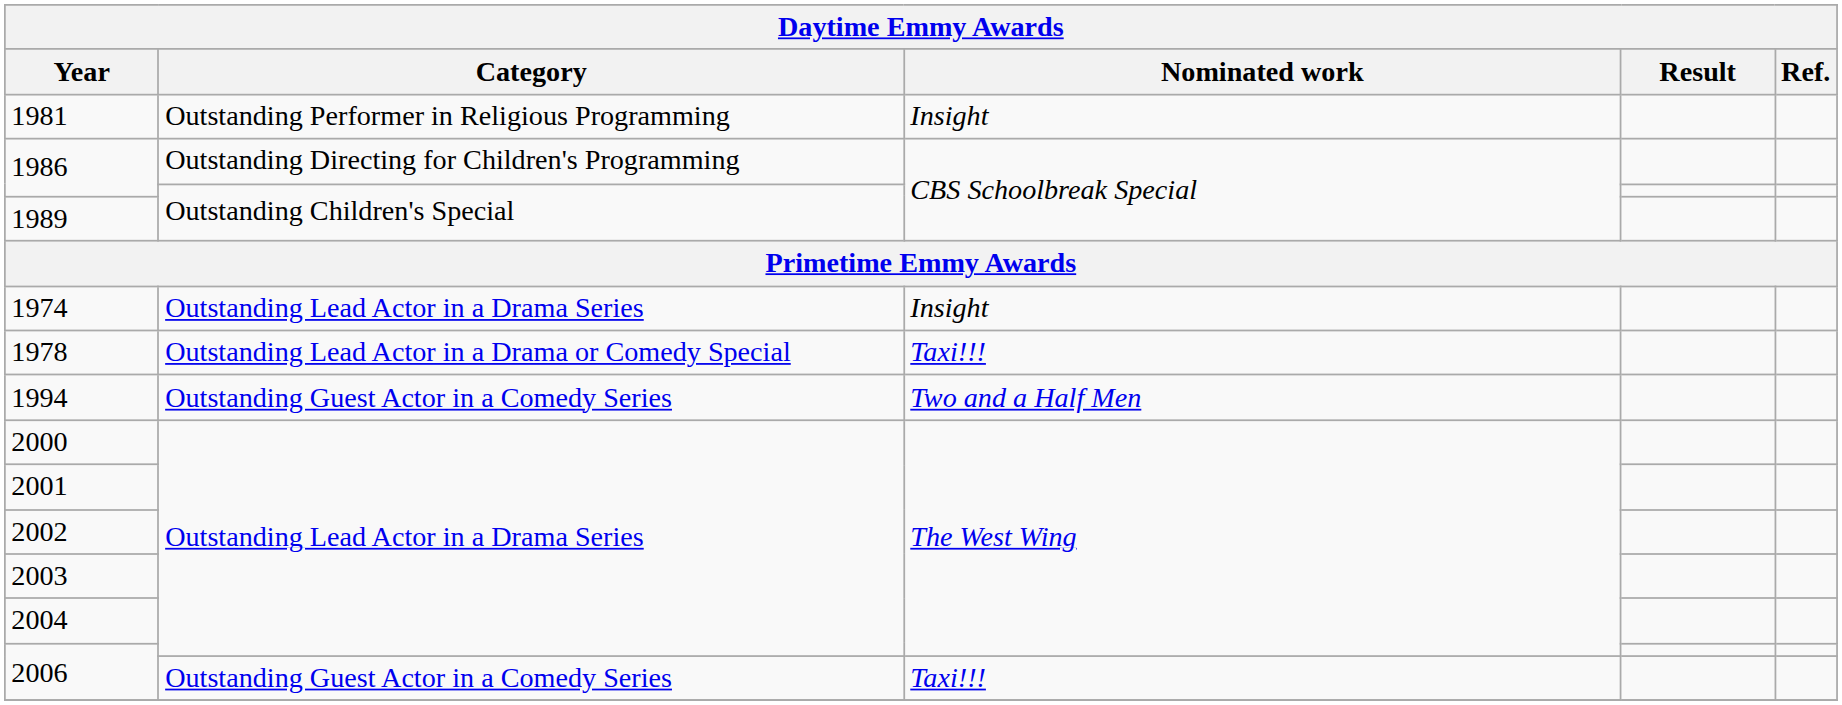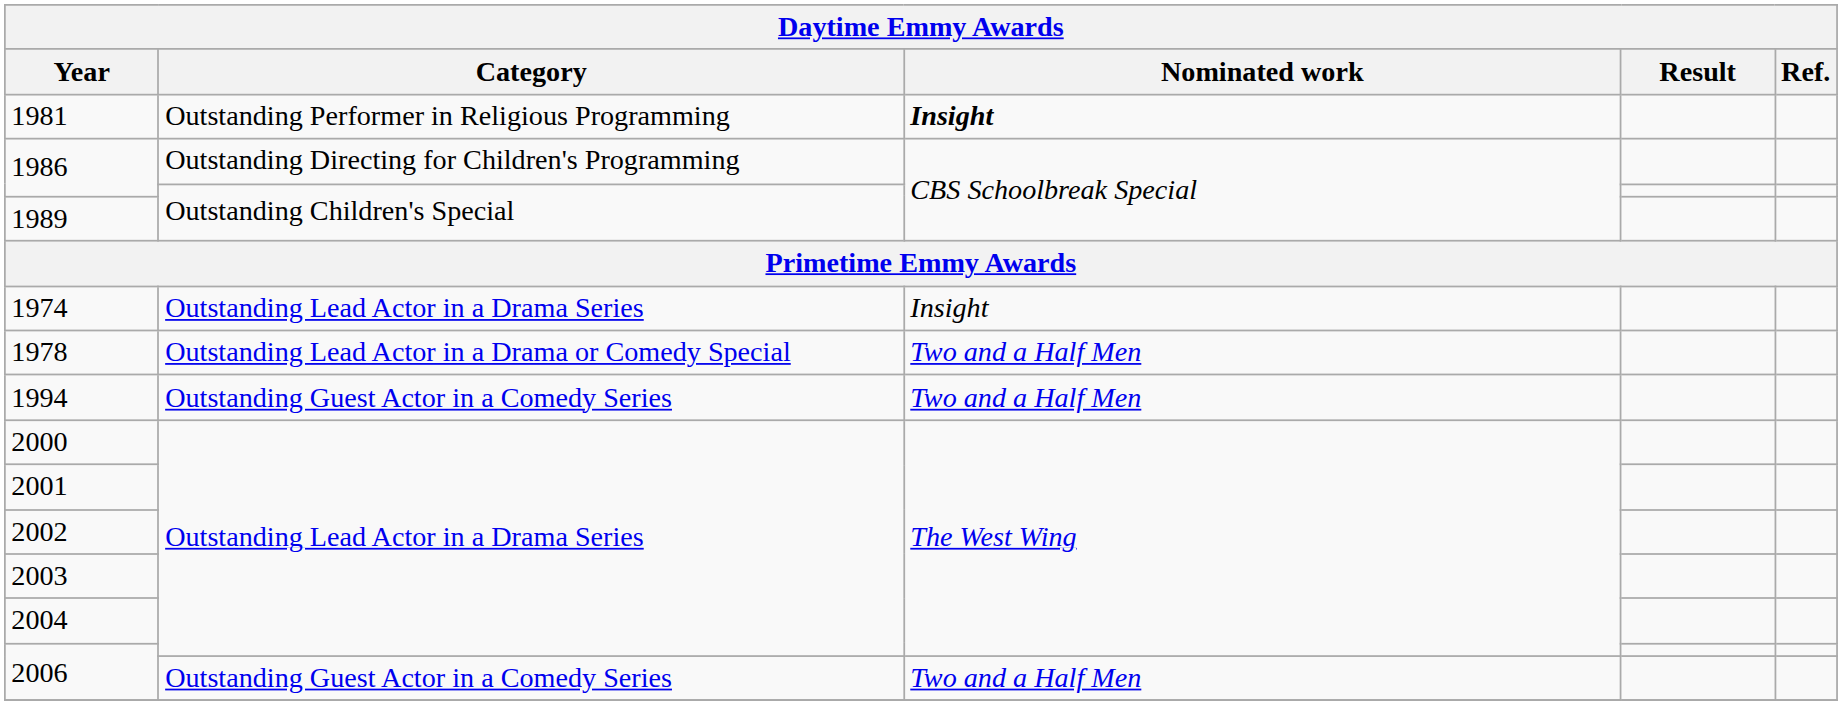(949, 116) normal -> (952, 116) bold
(948, 352) Taxi!!! -> (1026, 352) Two and a Half Men
(948, 678) Taxi!!! -> (1026, 678) Two and a Half Men
